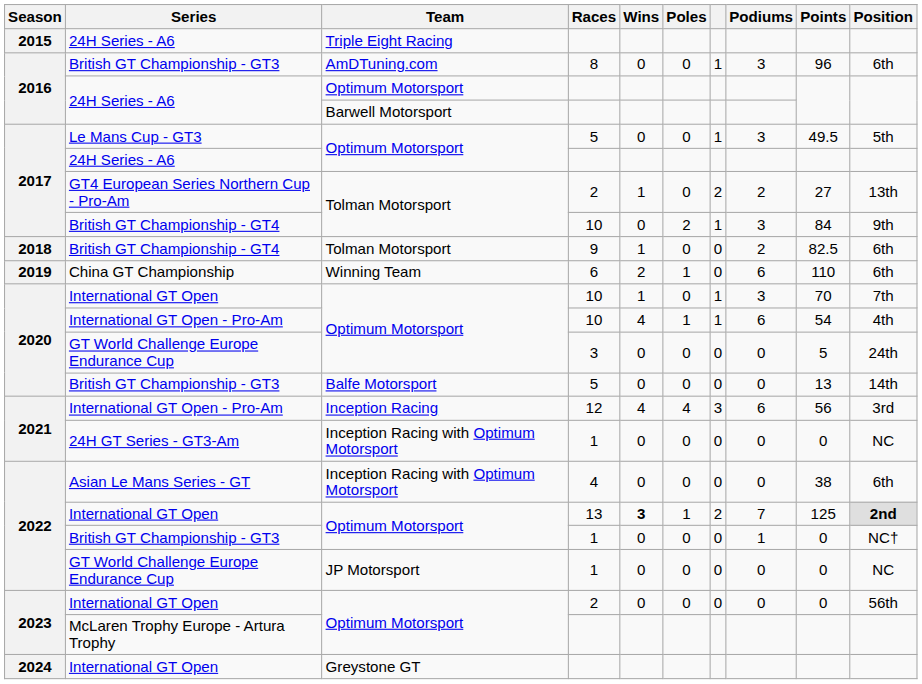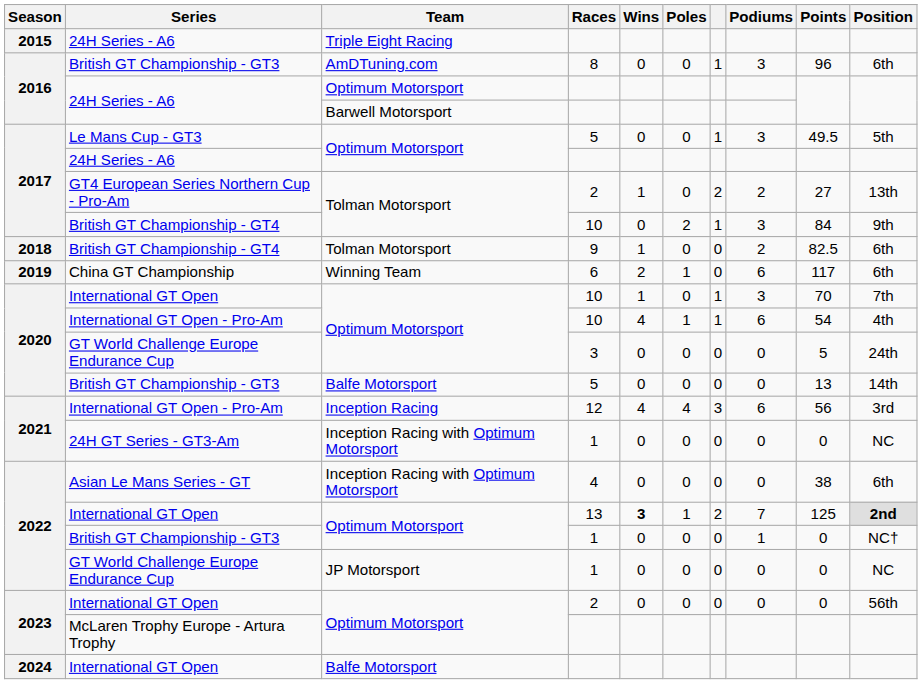(823, 273) 110 -> (823, 273) 117
(373, 667) Greystone GT -> (381, 667) Balfe Motorsport
